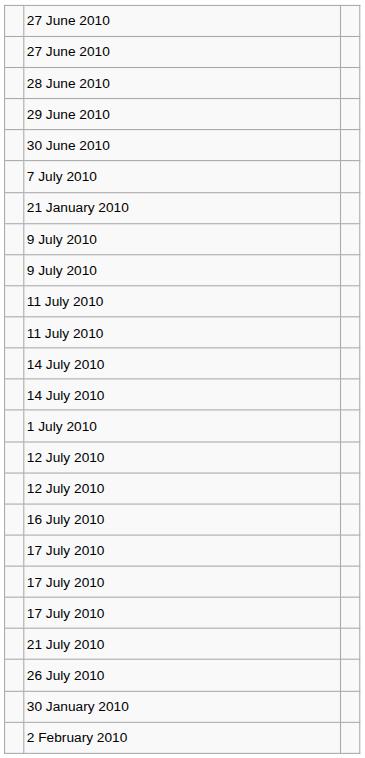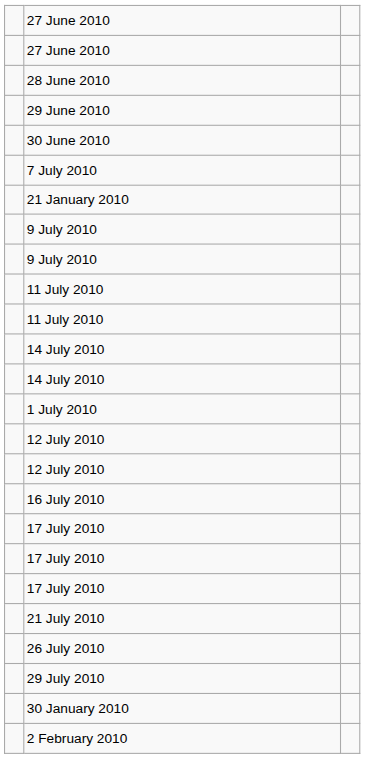+ row: (14, 678)
